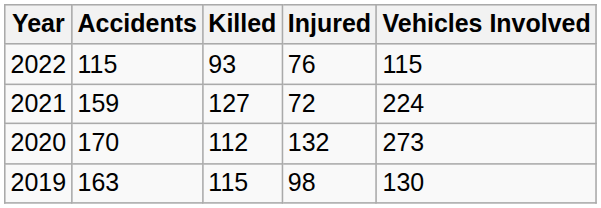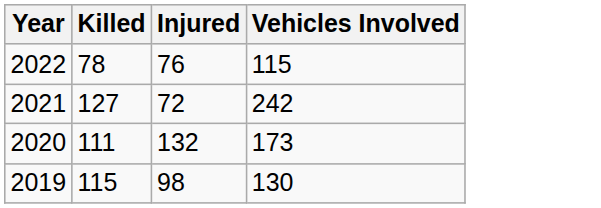- column: (137, 24)
(222, 63) 93 -> (91, 63) 78
(403, 103) 224 -> (273, 103) 242
(228, 143) 112 -> (97, 143) 111
(403, 143) 273 -> (273, 143) 173
